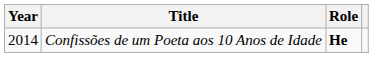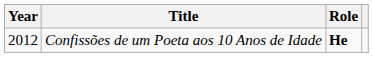(23, 40) 2014 -> (23, 40) 2012
